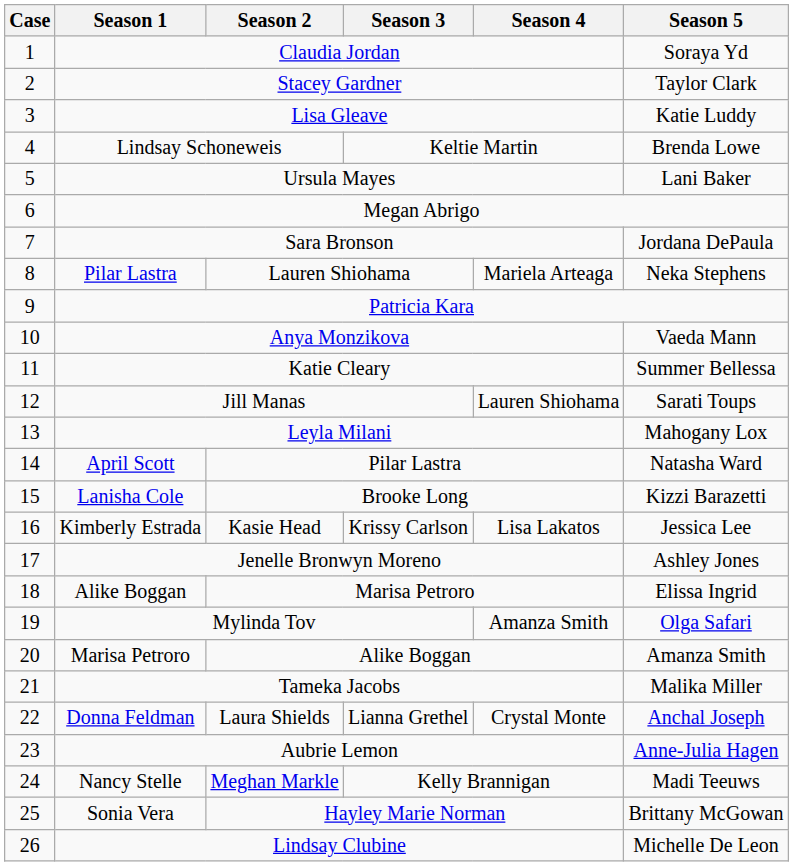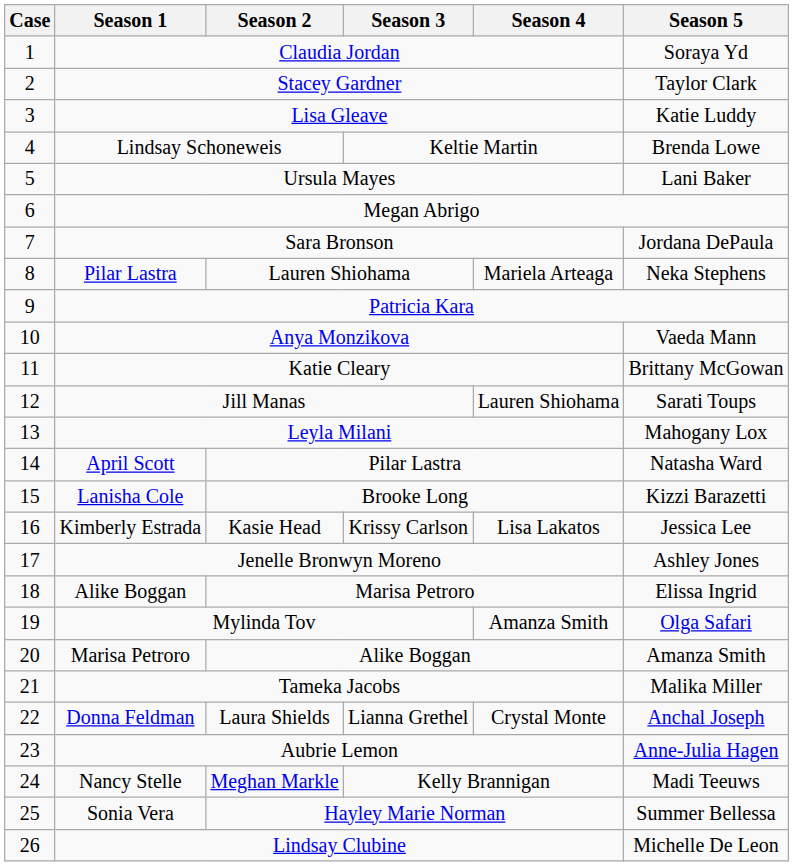(706, 369) Summer Bellessa -> (706, 369) Brittany McGowan
(706, 813) Brittany McGowan -> (706, 813) Summer Bellessa
